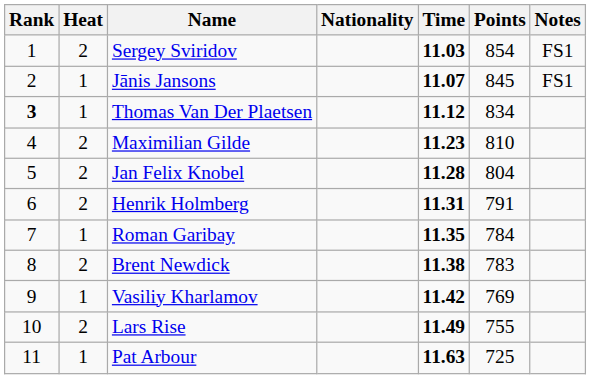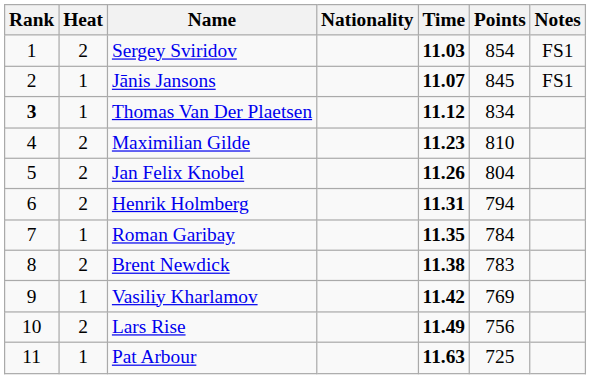(444, 173) 11.28 -> (444, 173) 11.26
(500, 204) 791 -> (500, 204) 794
(500, 326) 755 -> (500, 326) 756
